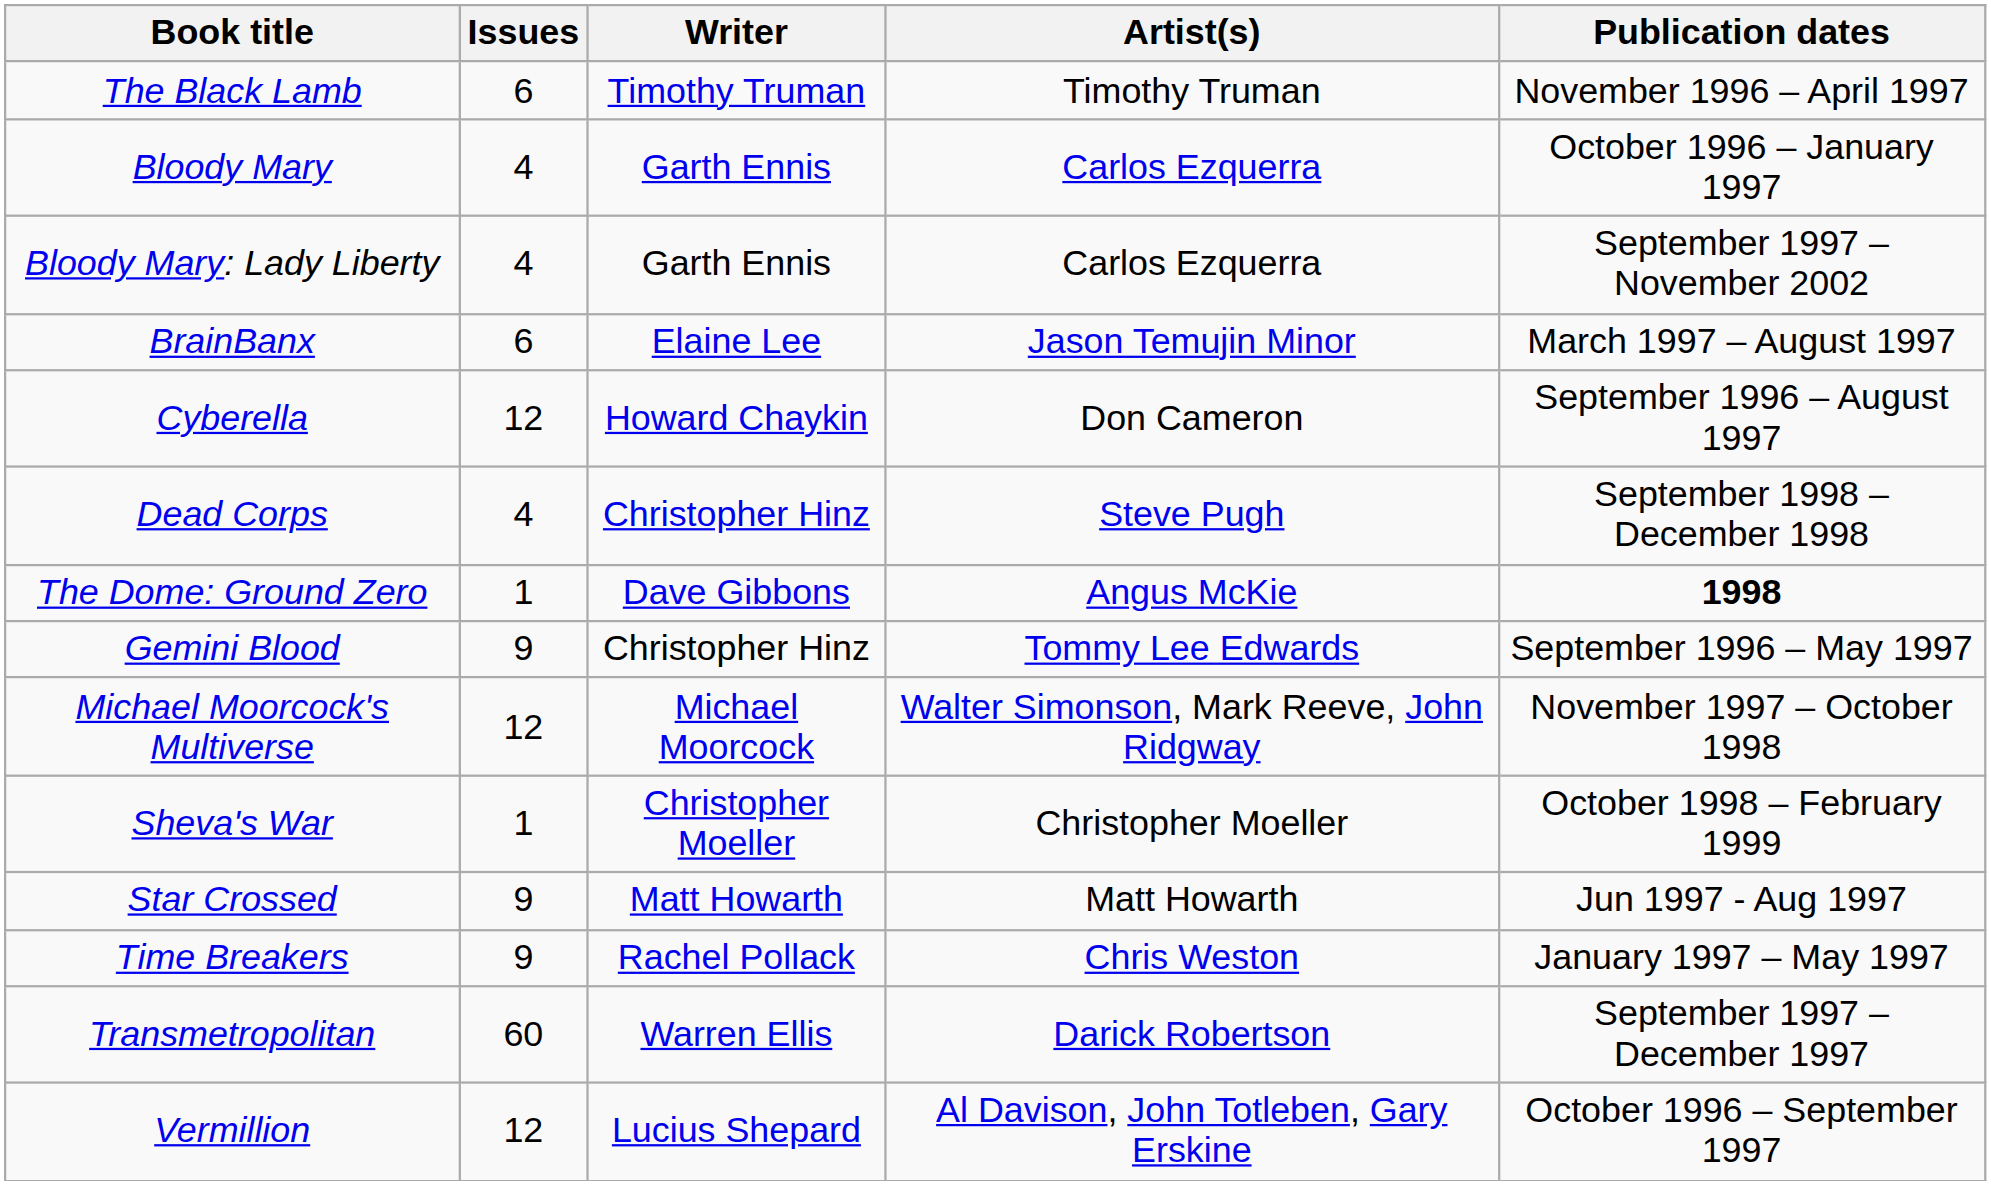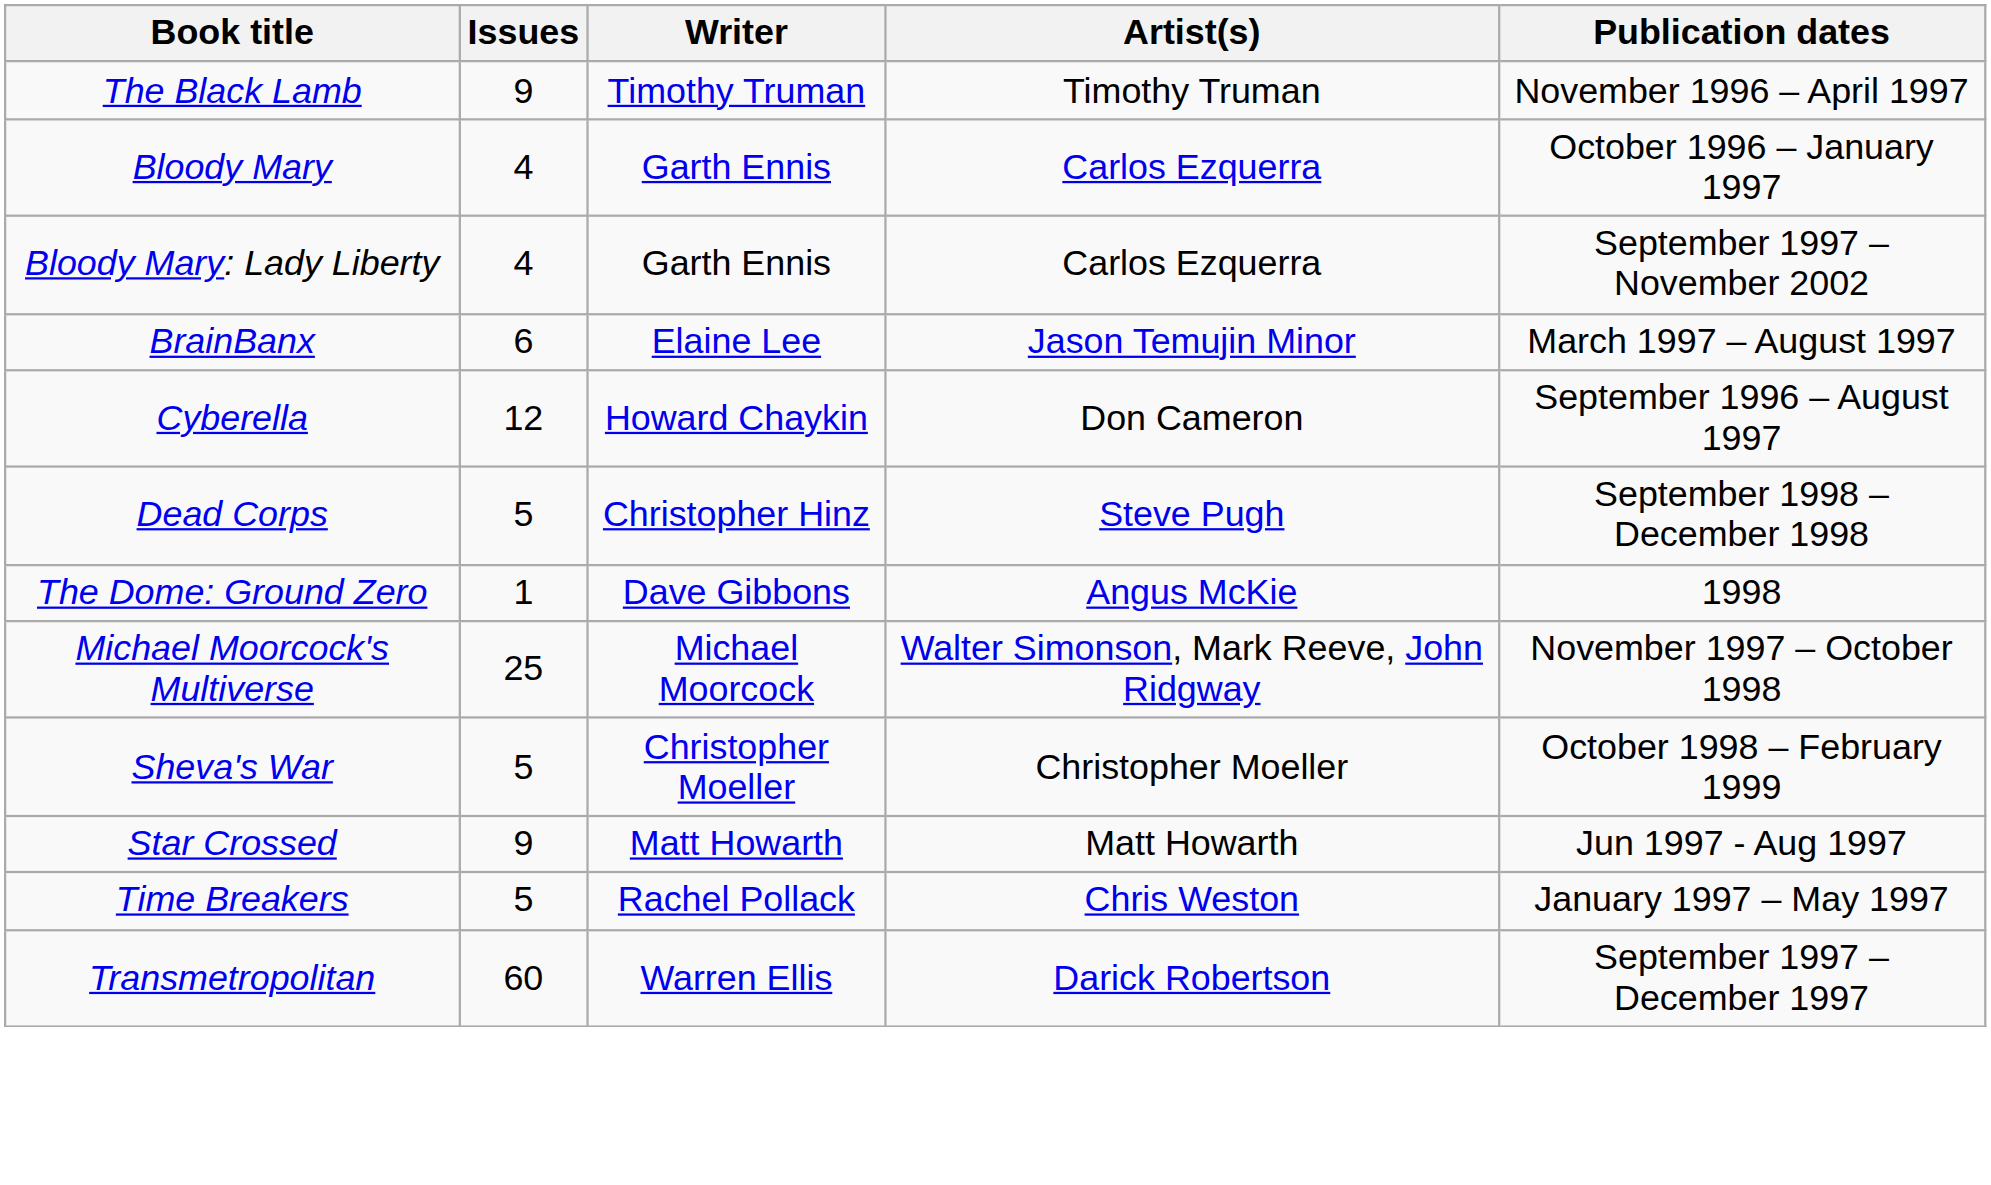(523, 89) 6 -> (523, 89) 9
(523, 515) 4 -> (523, 515) 5
(1742, 592) bold -> (1742, 592) normal
- row: (232, 648)
(523, 725) 12 -> (523, 669) 25
(523, 823) 1 -> (523, 766) 5
(523, 956) 9 -> (523, 900) 5
- row: (232, 1131)
